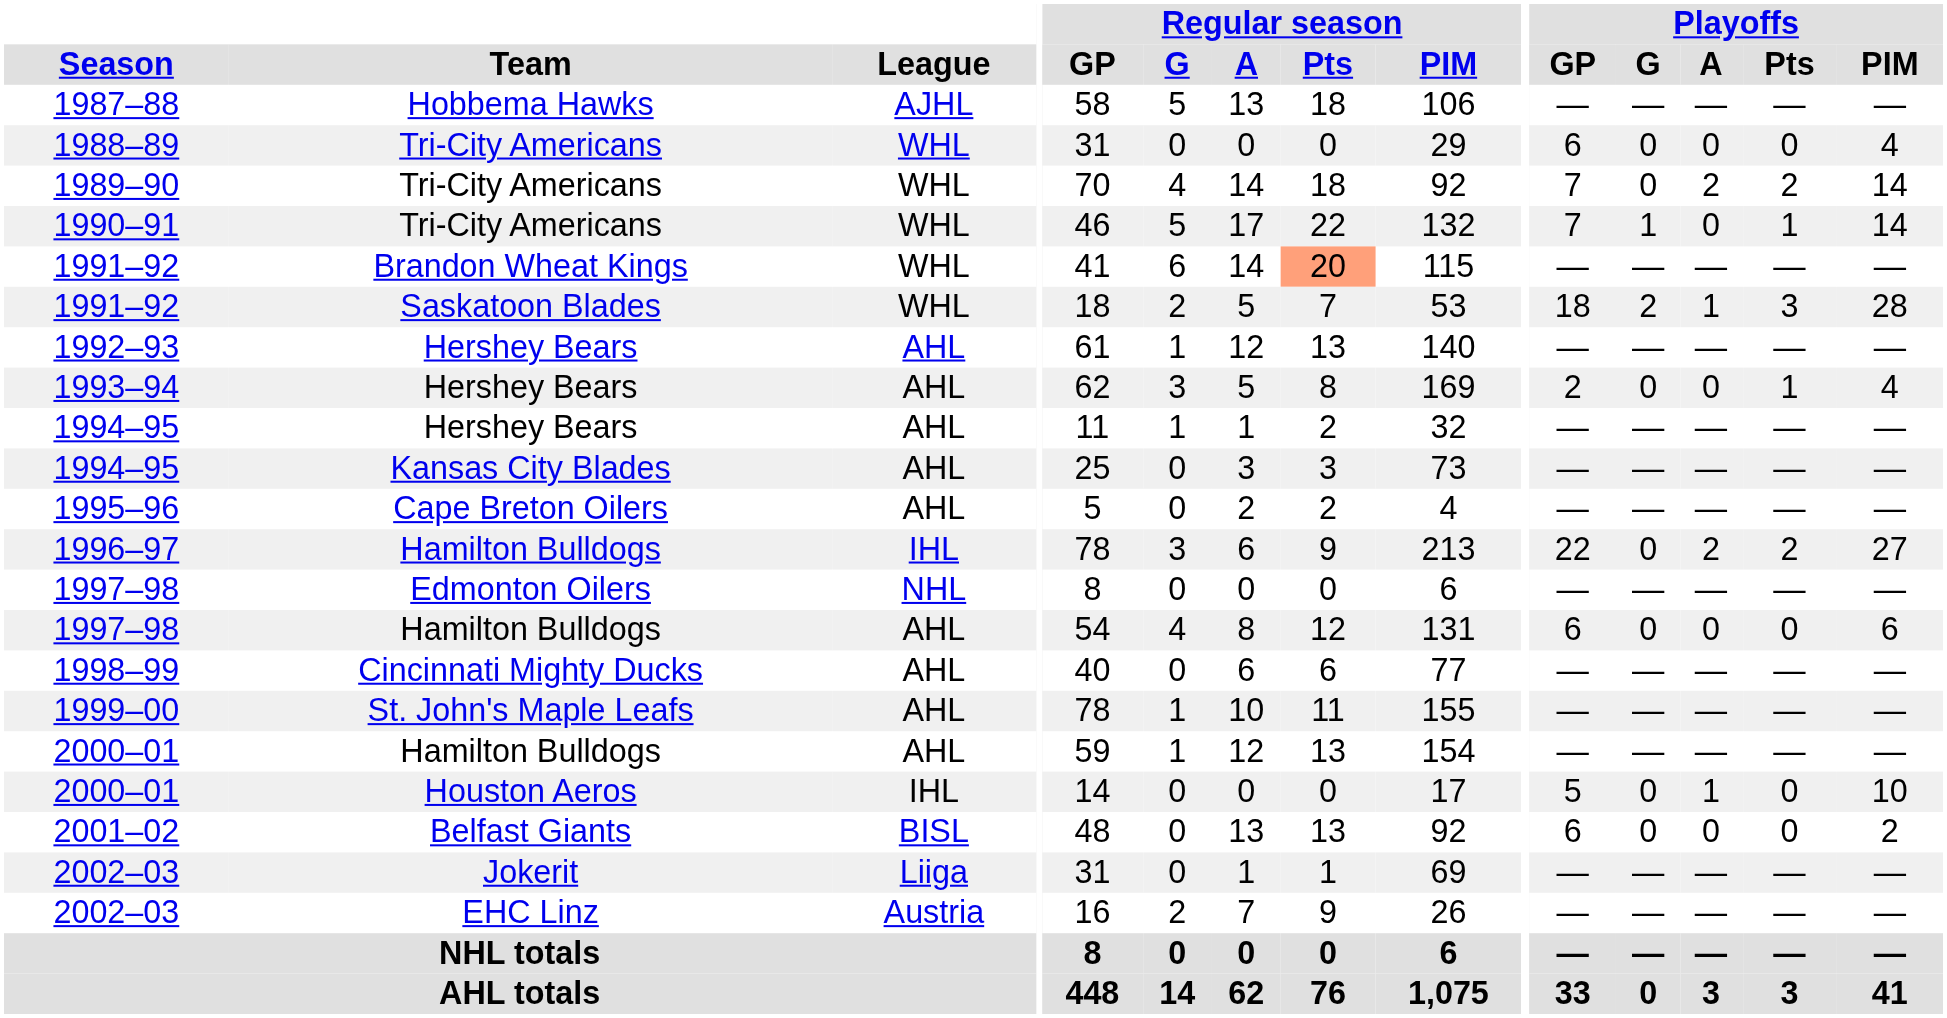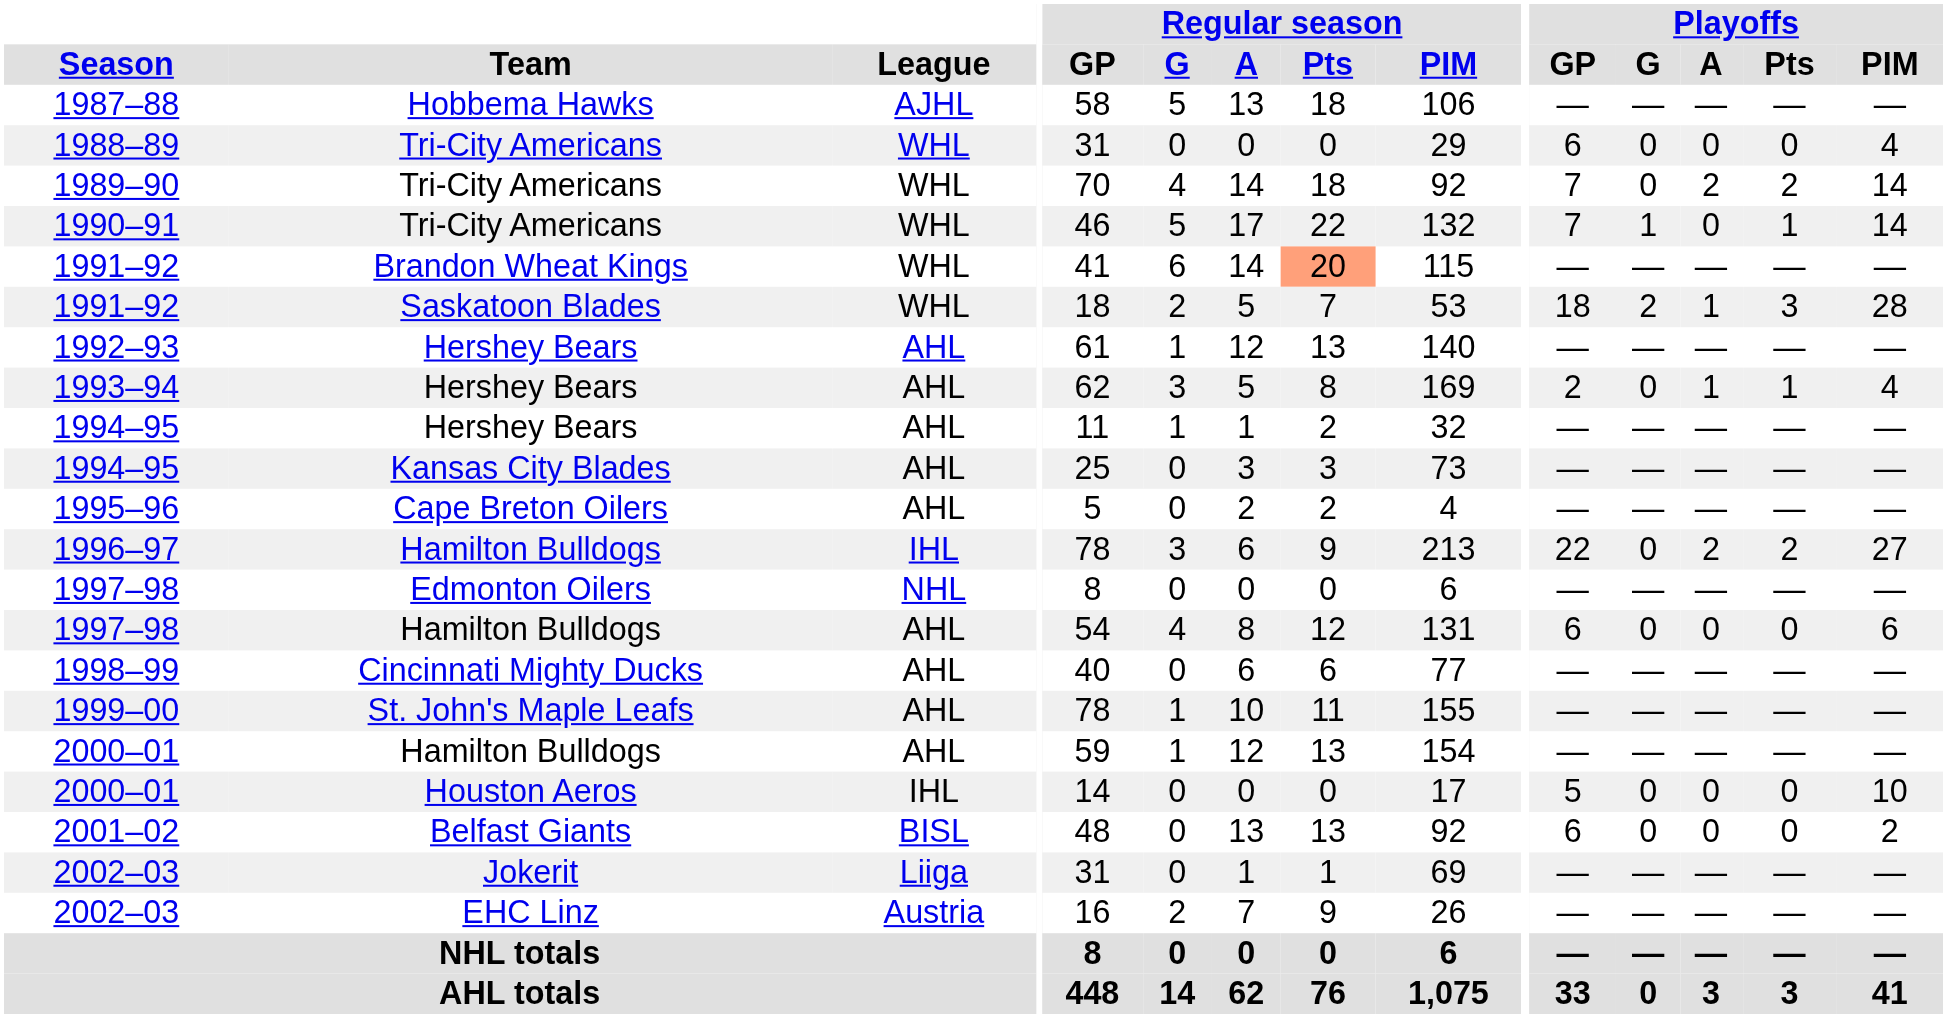(1711, 387) 0 -> (1711, 387) 1
(1711, 791) 1 -> (1711, 791) 0
